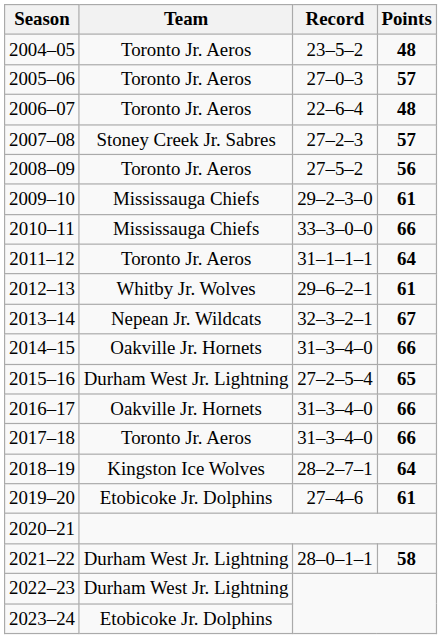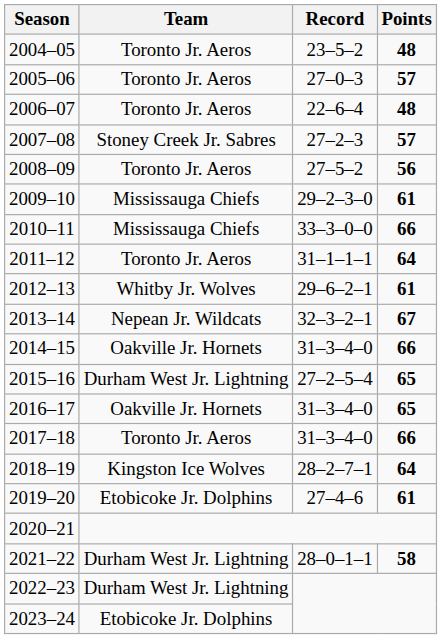(407, 408) 66 -> (407, 408) 65
